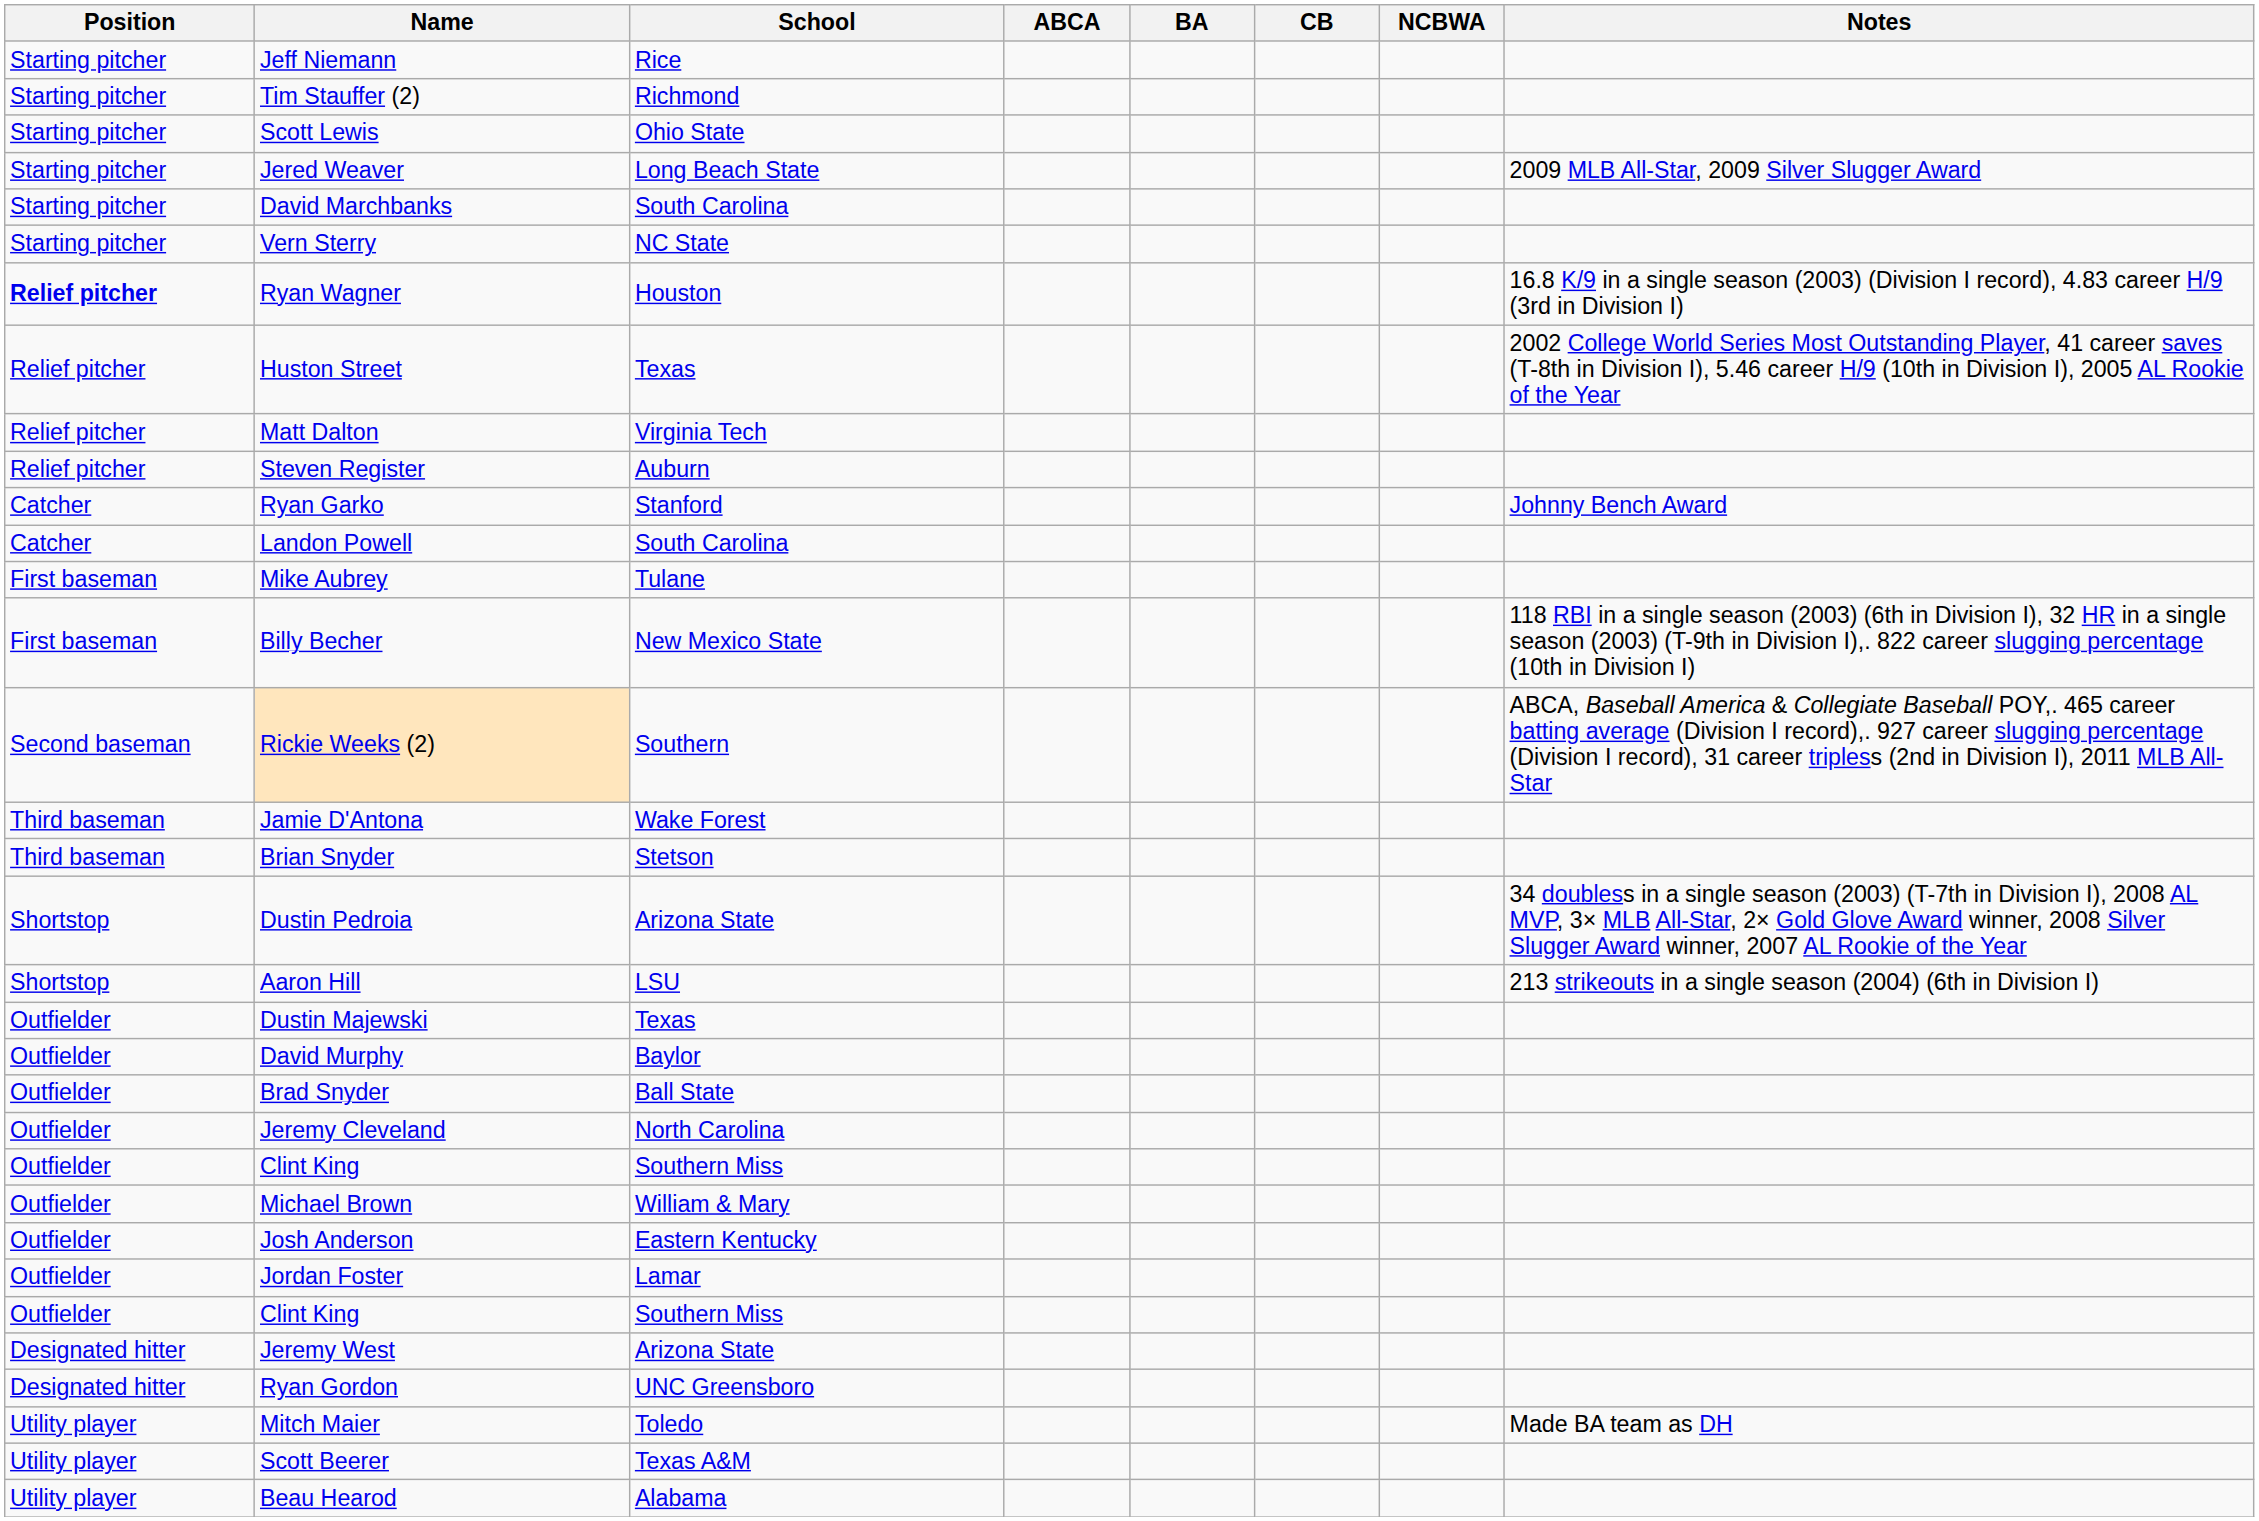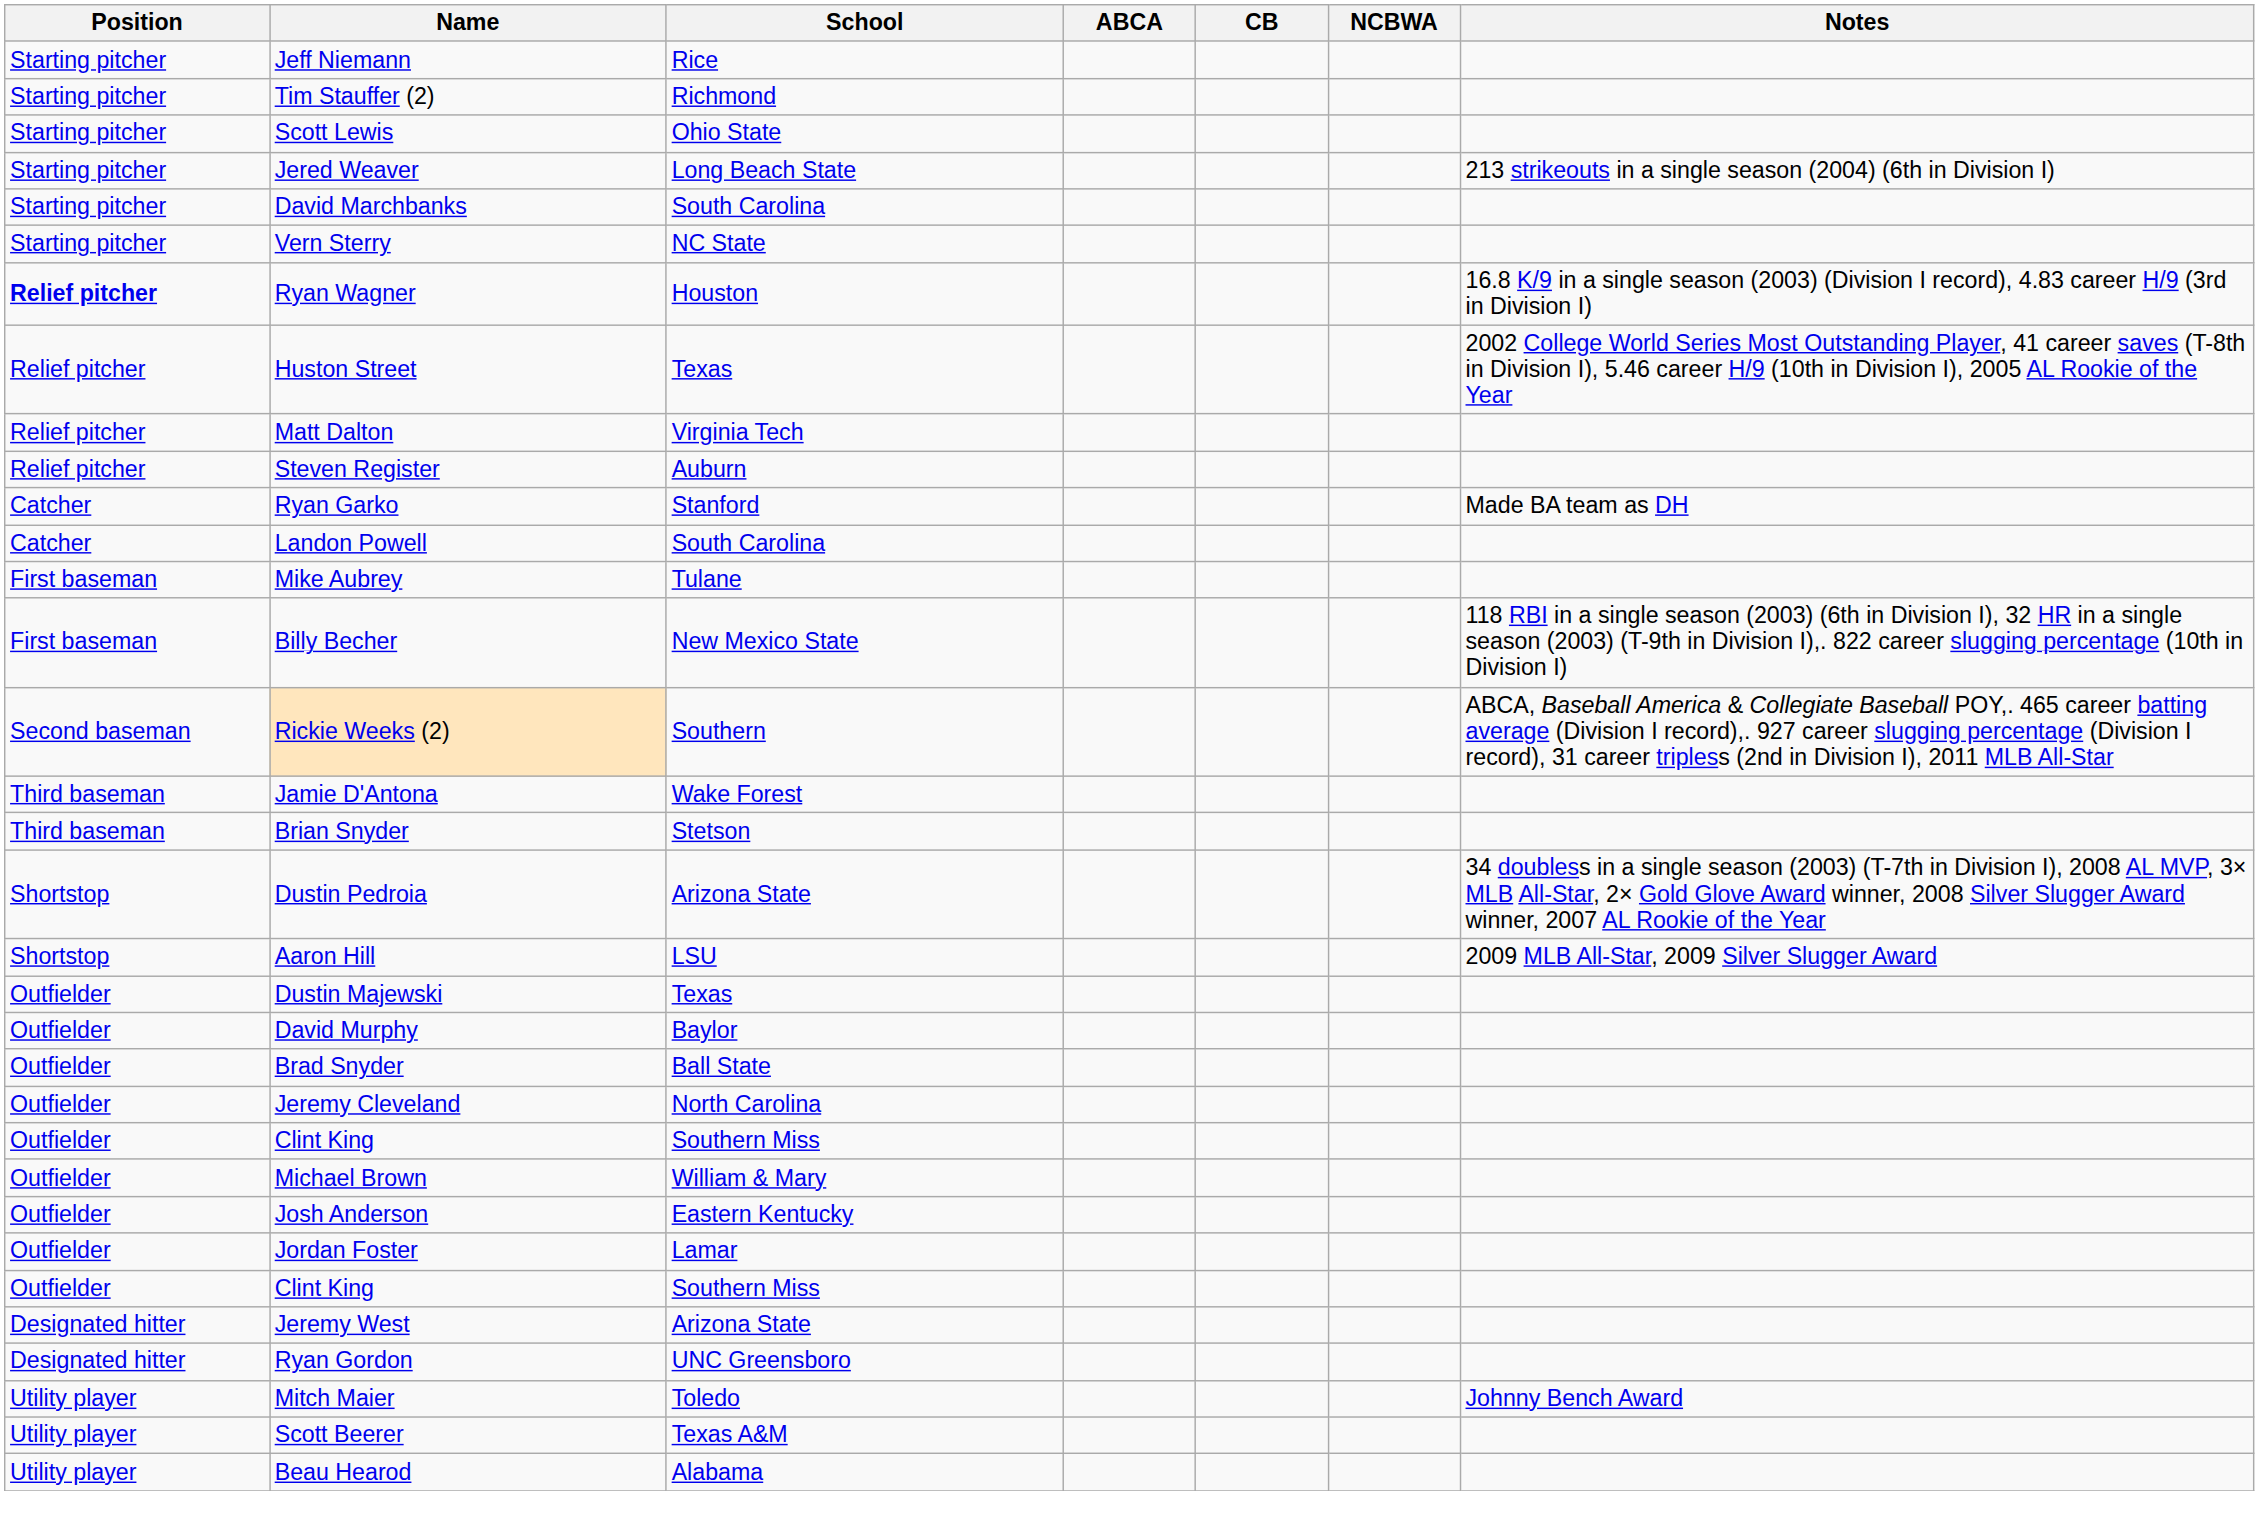- column: (1192, 22)
(1745, 170) 2009 MLB All-Star, 2009 Silver Slugger Award -> (1760, 170) 213 strikeouts in a single season (2004) (6th in Division I)
(1618, 505) Johnny Bench Award -> (1577, 505) Made BA team as DH
(1804, 982) 213 strikeouts in a single season (2004) (6th in Division I) -> (1701, 956) 2009 MLB All-Star, 2009 Silver Slugger Award
(1621, 1424) Made BA team as DH -> (1574, 1398) Johnny Bench Award
